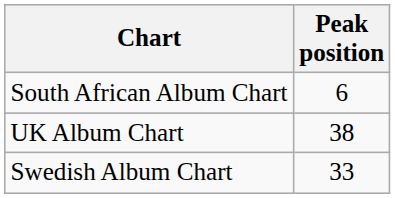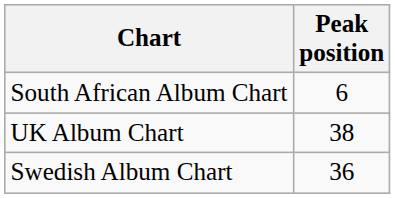(342, 172) 33 -> (342, 172) 36
